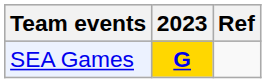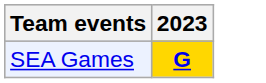- column: (236, 23)
